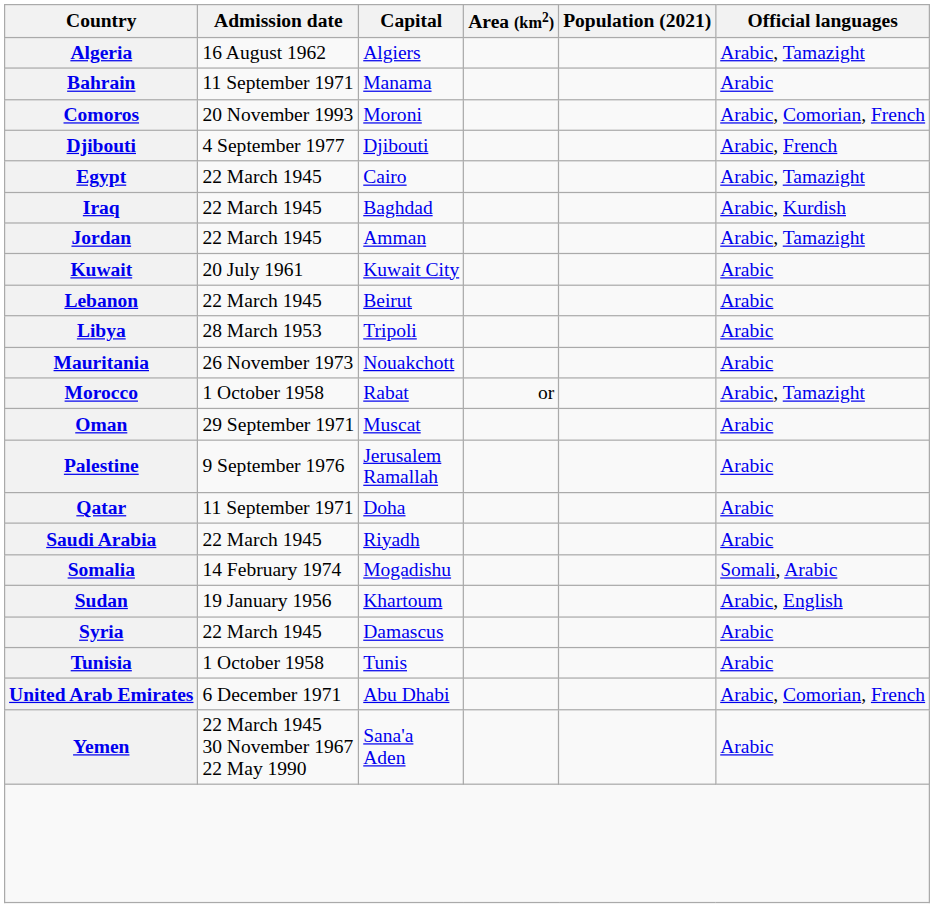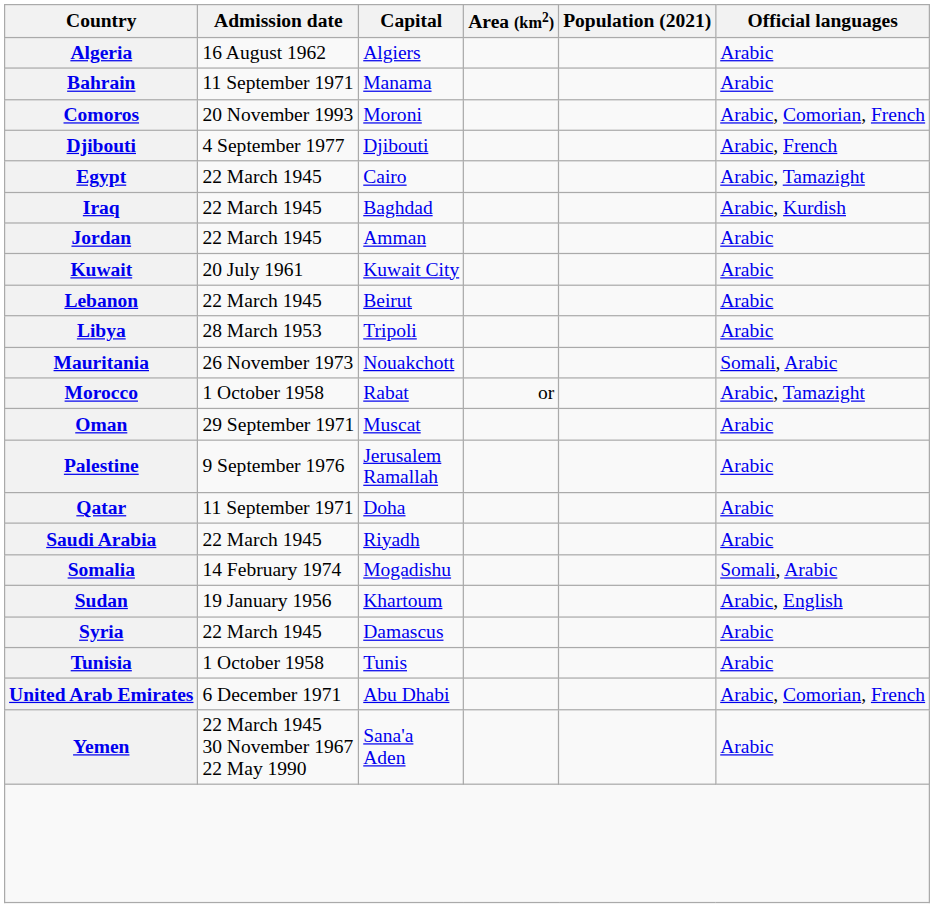(793, 52) Arabic, Tamazight -> (747, 52) Arabic
(793, 238) Arabic, Tamazight -> (747, 238) Arabic
(747, 362) Arabic -> (779, 362) Somali, Arabic
